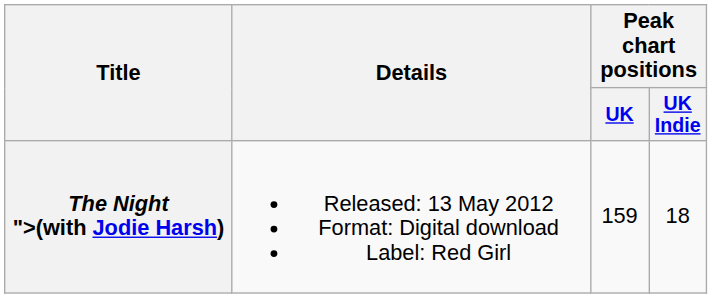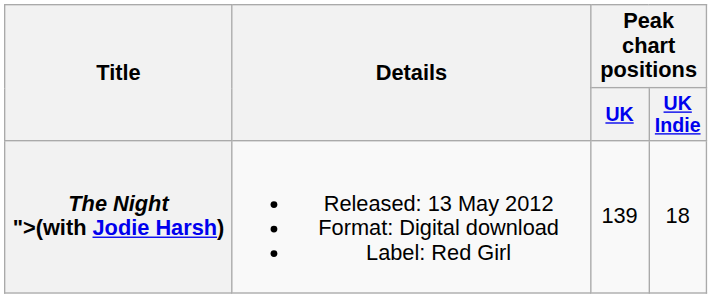(620, 216) 159 -> (620, 216) 139
